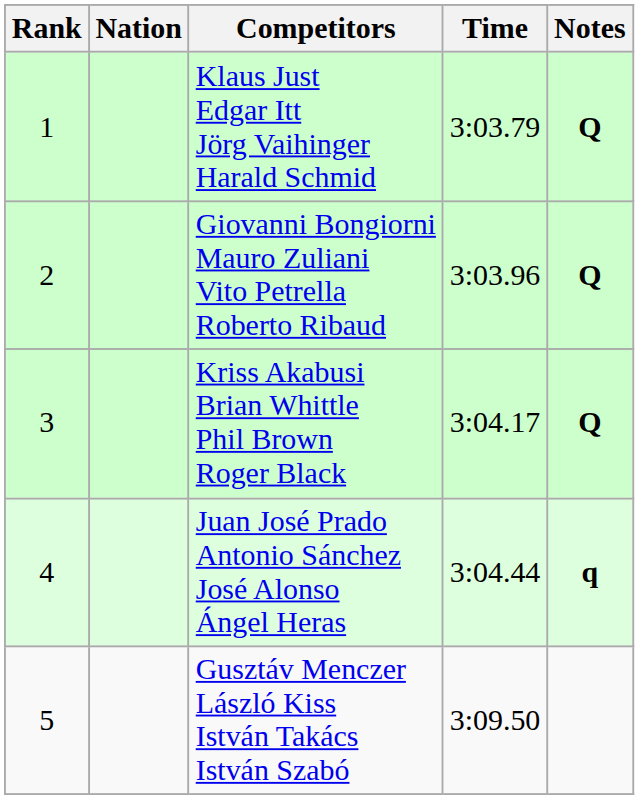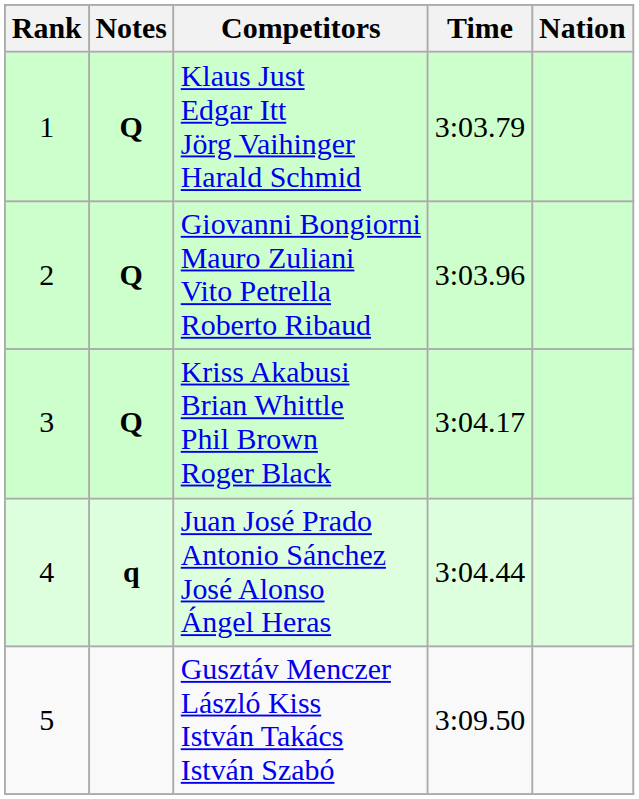columns swapped: (139, 28) <-> (590, 28)
